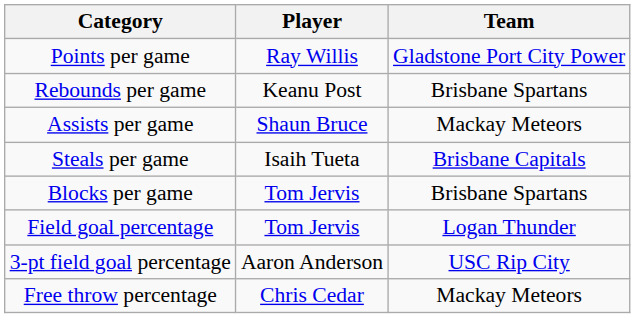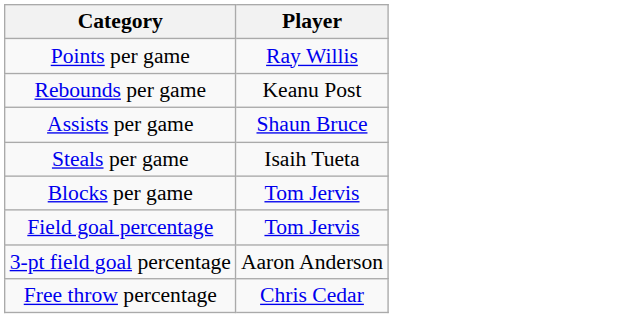- column: (509, 21)
